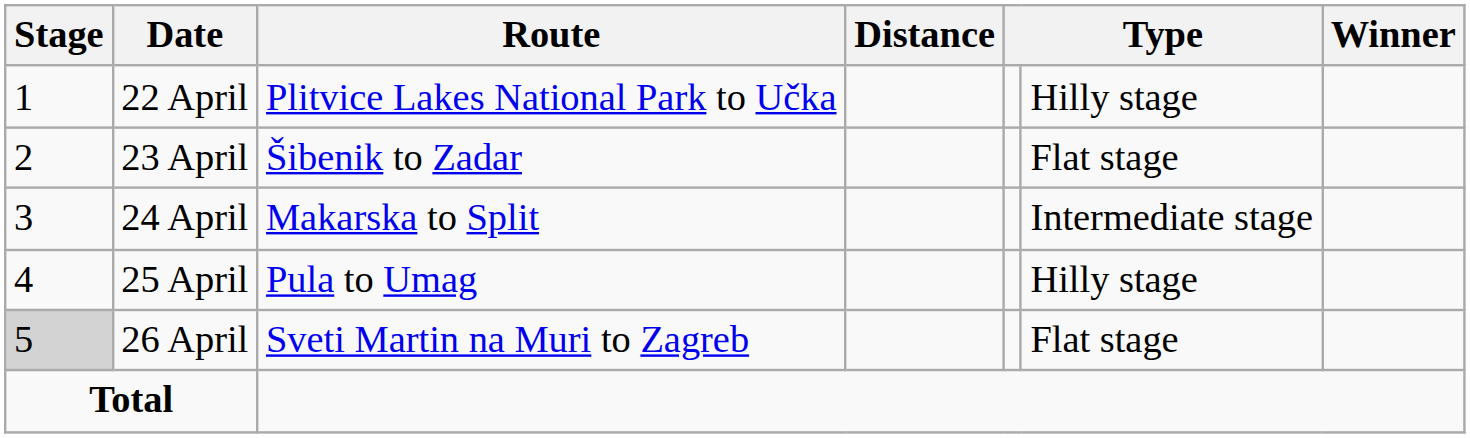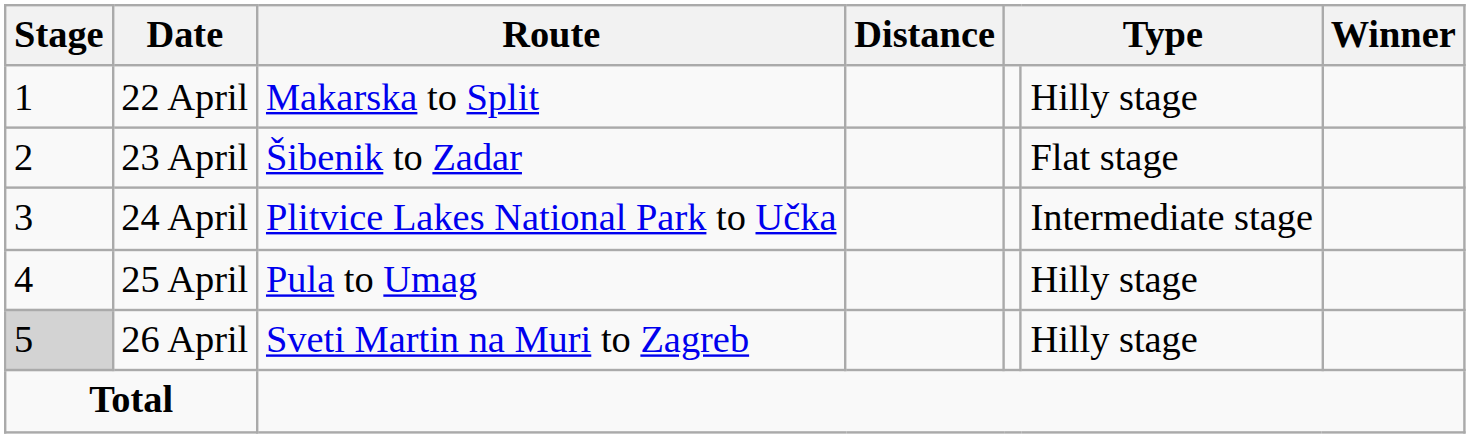(551, 95) Plitvice Lakes National Park to Učka -> (403, 95) Makarska to Split
(403, 217) Makarska to Split -> (551, 217) Plitvice Lakes National Park to Učka
(1105, 339) Flat stage -> (1114, 339) Hilly stage
